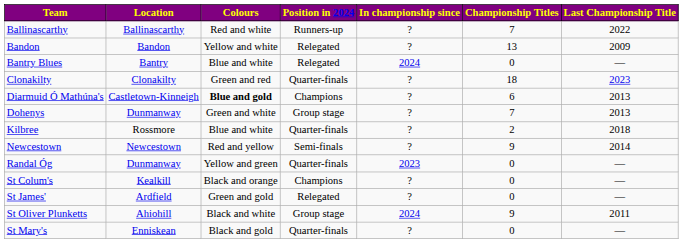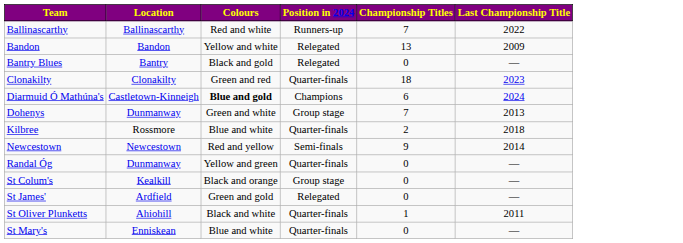- column: (410, 12)
(241, 63) Blue and white -> (241, 63) Black and gold
(620, 96) 2013 -> (514, 96) 2024
(318, 180) Champions -> (318, 180) Group stage
(318, 213) Group stage -> (318, 213) Quarter-finals
(512, 213) 9 -> (406, 213) 1
(241, 230) Black and gold -> (241, 230) Blue and white
